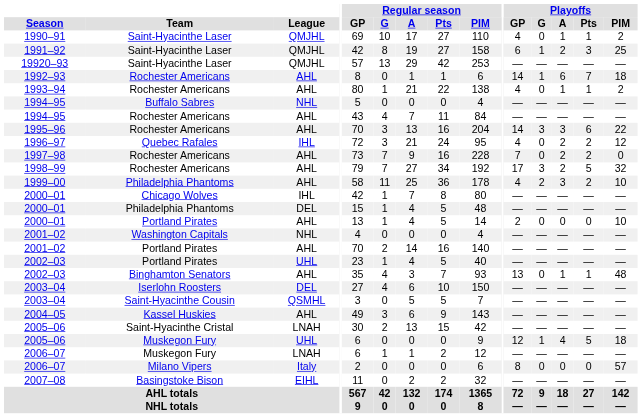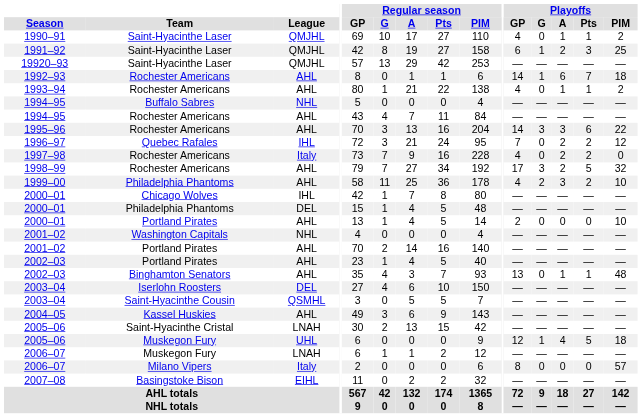(518, 142) 4 -> (518, 142) 7
(307, 155) AHL -> (307, 155) Italy
(518, 155) 7 -> (518, 155) 4
(307, 261) UHL -> (307, 261) AHL
